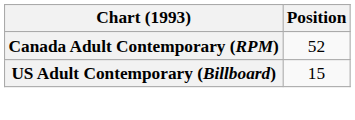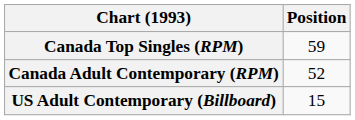+ row: (144, 45)
